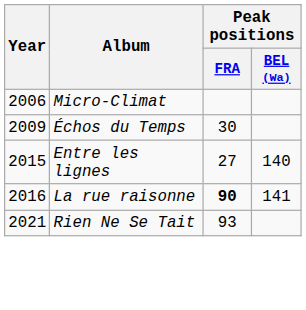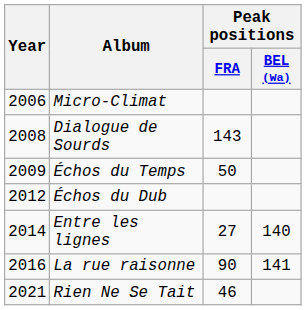+ row: (106, 137)
(227, 128) 30 -> (227, 171) 50
+ row: (110, 197)
(27, 162) 2015 -> (27, 232) 2014
(227, 197) bold -> (227, 266) normal
(227, 223) 93 -> (227, 292) 46
